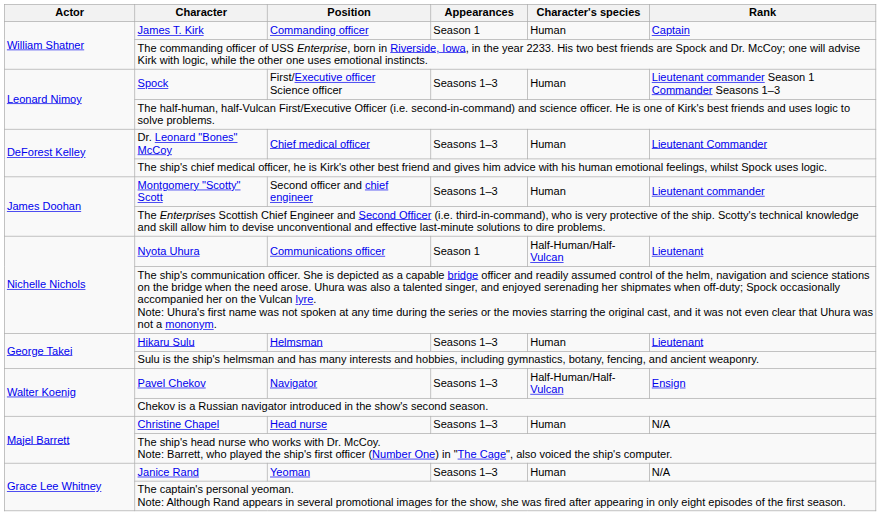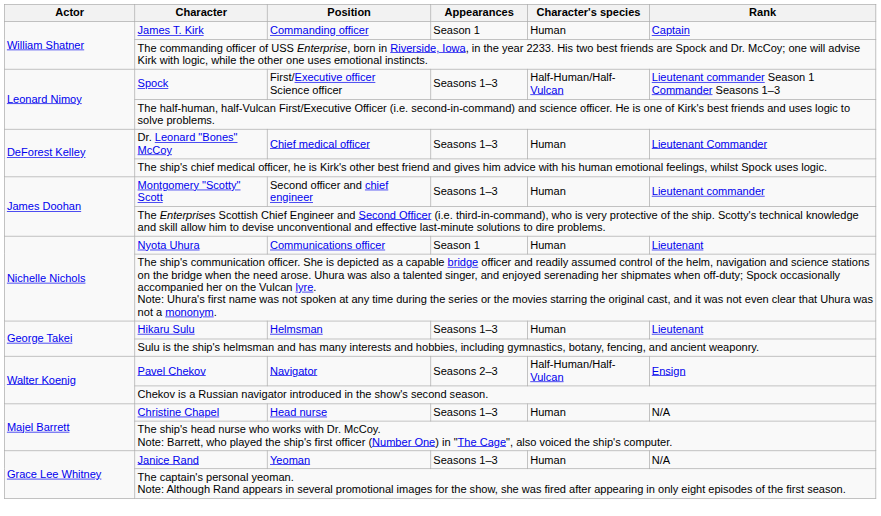(548, 84) Human -> (573, 84) Half-Human/Half-Vulcan
(573, 251) Half-Human/Half-Vulcan -> (548, 245) Human
(465, 383) Seasons 1–3 -> (465, 371) Seasons 2–3
